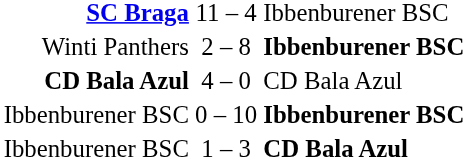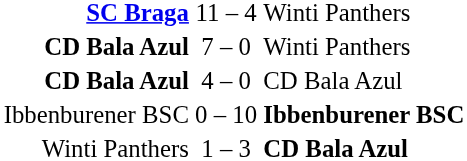(356, 12) Ibbenburener BSC -> (337, 12) Winti Panthers
+ row: (226, 46)
- row: (226, 46)
(96, 148) Ibbenburener BSC -> (115, 148) Winti Panthers
